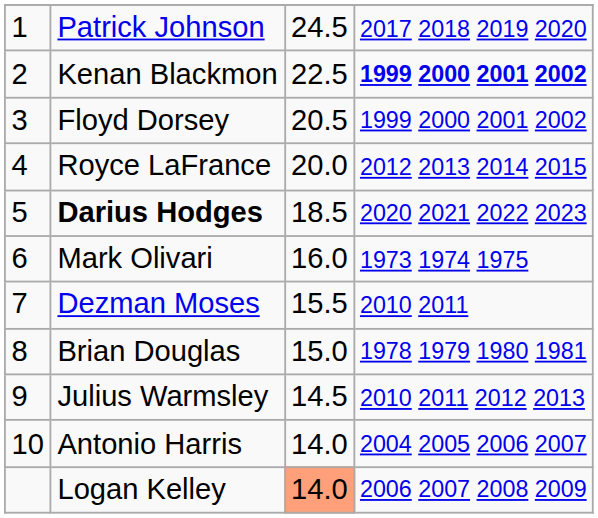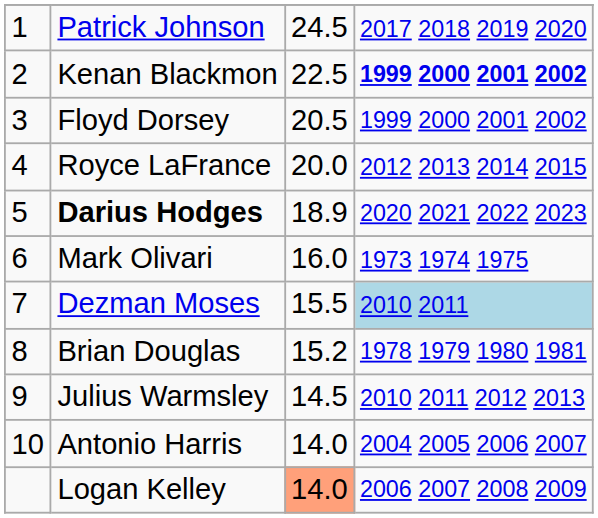(319, 212) 18.5 -> (319, 212) 18.9
(414, 305) no background -> (414, 305) lightblue background
(319, 350) 15.0 -> (319, 350) 15.2
